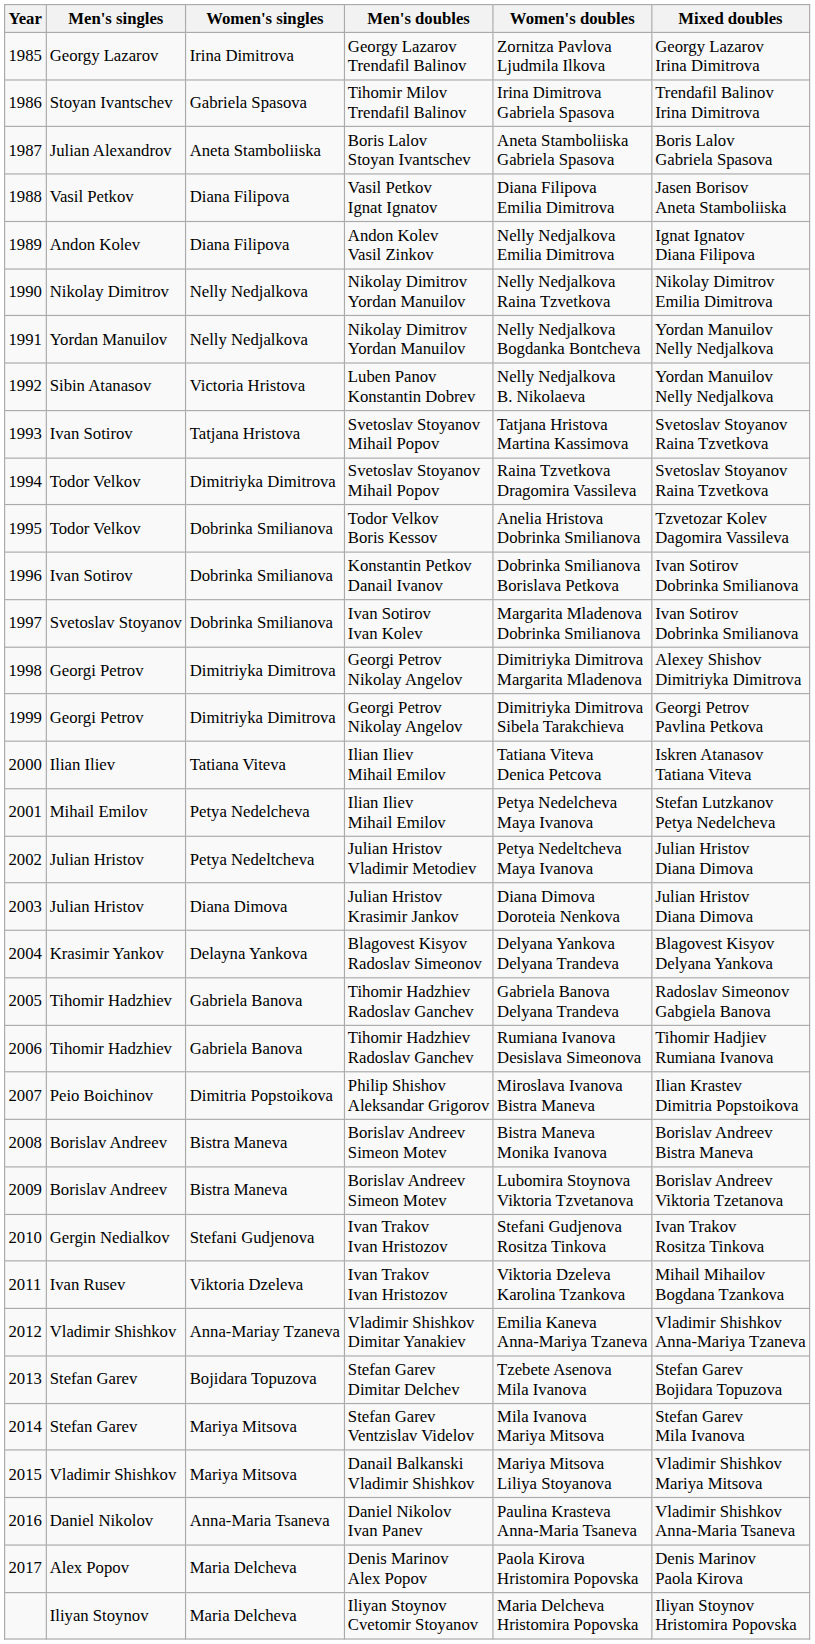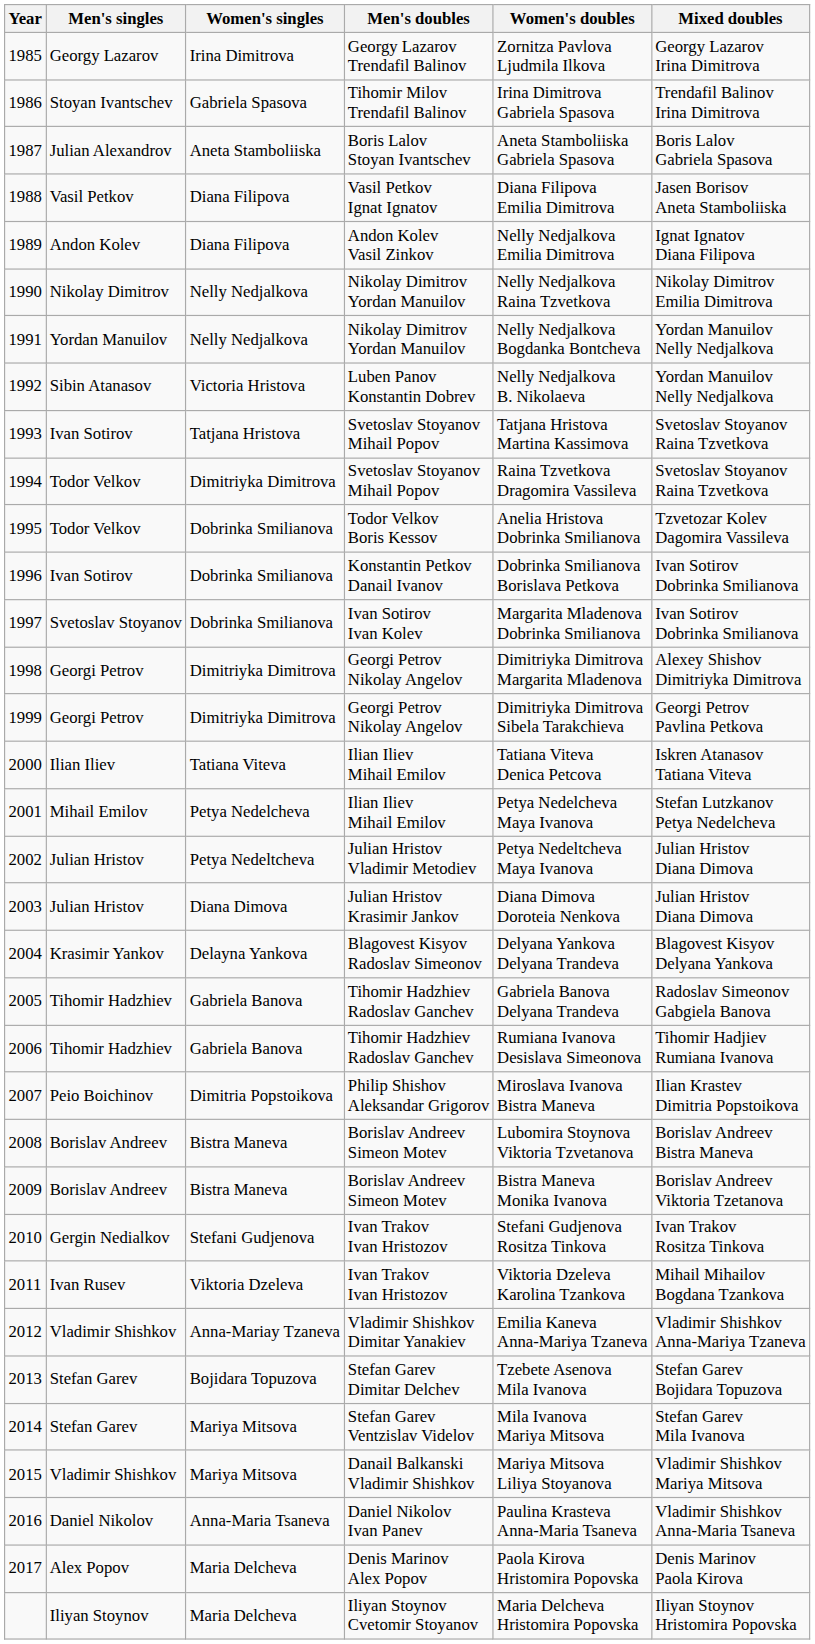(552, 1143) Bistra Maneva Monika Ivanova -> (565, 1143) Lubomira Stoynova Viktoria Tzvetanova
(565, 1190) Lubomira Stoynova Viktoria Tzvetanova -> (552, 1190) Bistra Maneva Monika Ivanova
